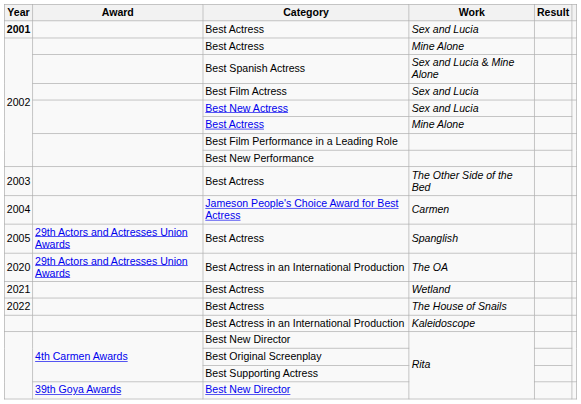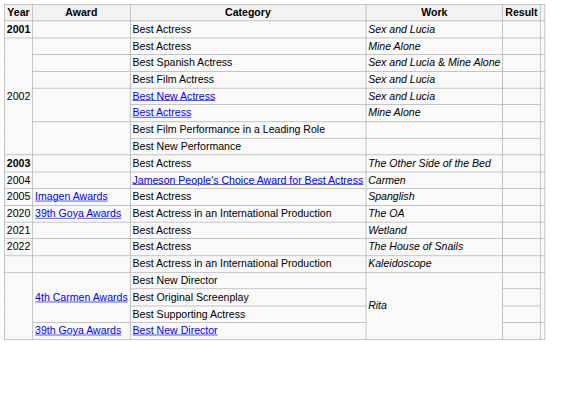(19, 181) normal -> (19, 163) bold
(111, 238) 29th Actors and Actresses Union Awards -> (71, 197) Imagen Awards
(111, 267) 29th Actors and Actresses Union Awards -> (78, 213) 39th Goya Awards
